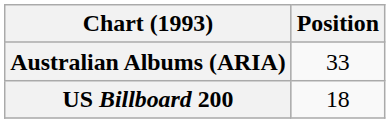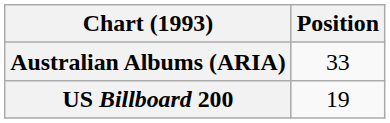(338, 99) 18 -> (338, 99) 19
